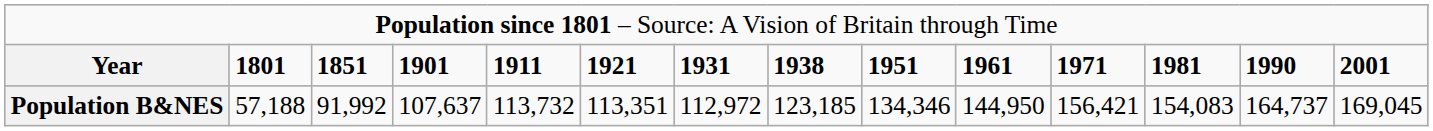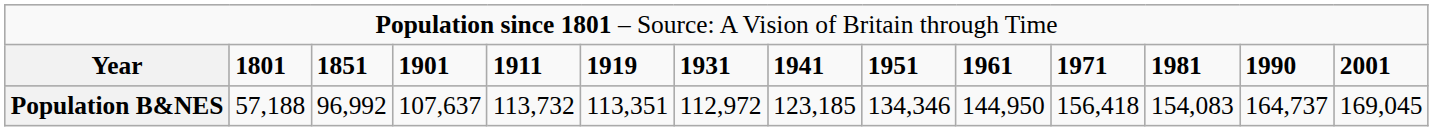(612, 65) 1921 -> (612, 65) 1919
(799, 65) 1938 -> (799, 65) 1941
(352, 105) 91,992 -> (352, 105) 96,992
(1098, 105) 156,421 -> (1098, 105) 156,418
